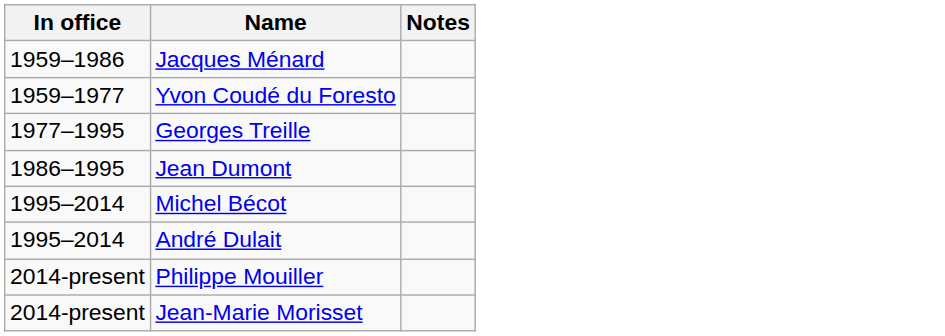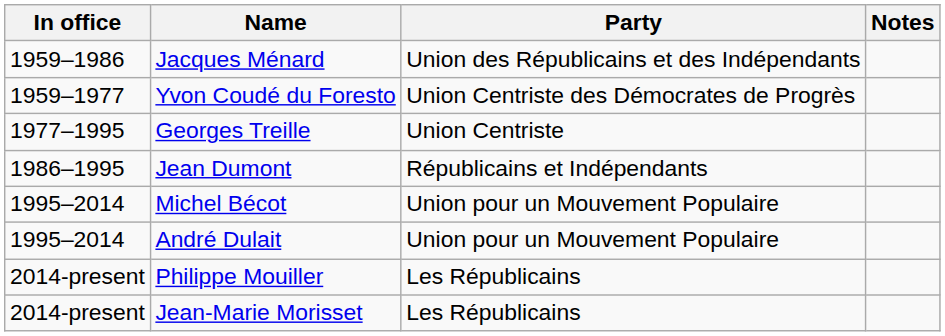+ column: (633, 22)
